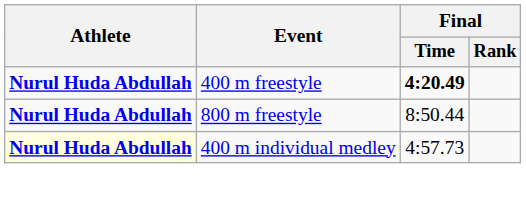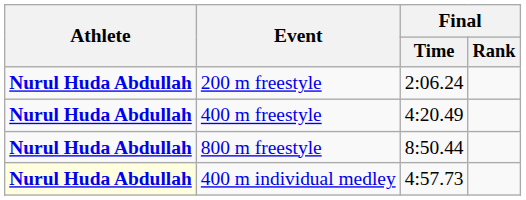+ row: (261, 83)
(435, 83) bold -> (434, 115) normal
